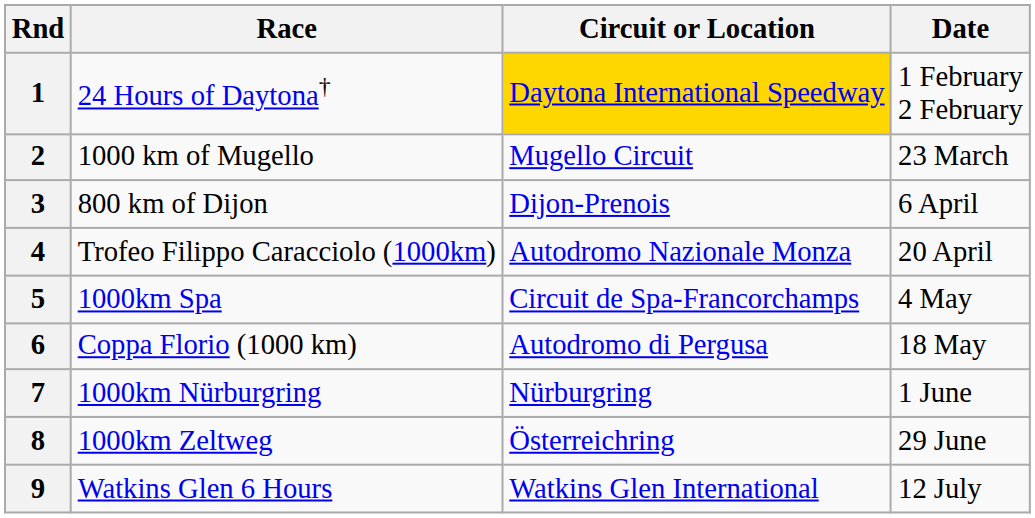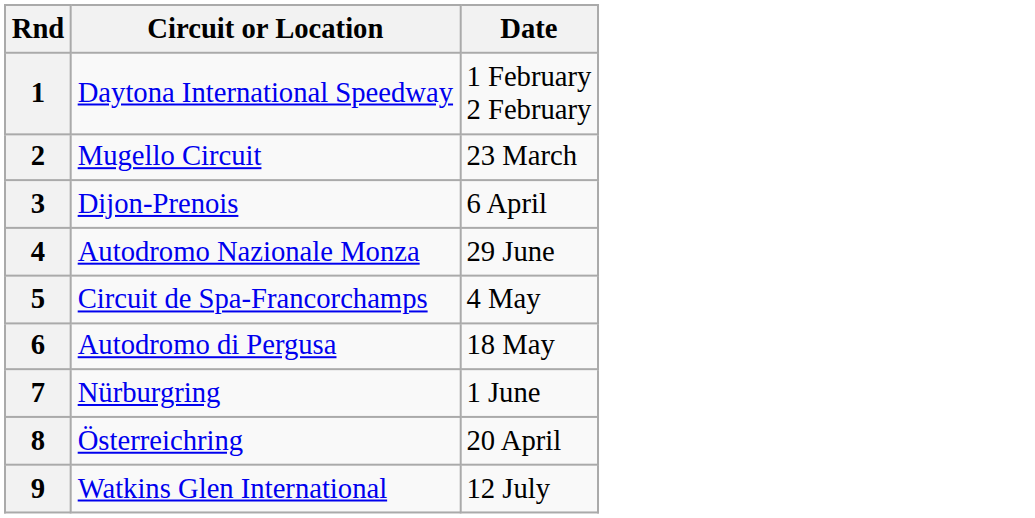- column: (287, 28)
(697, 92) gold background -> (265, 92) no background
(945, 251) 20 April -> (511, 251) 29 June
(942, 440) 29 June -> (514, 440) 20 April
